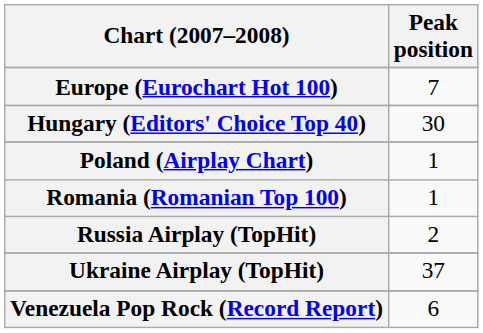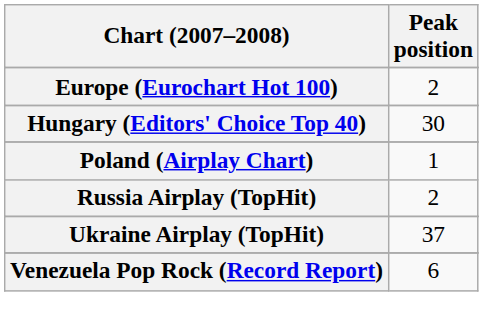(433, 86) 7 -> (433, 86) 2
- row: (197, 197)
